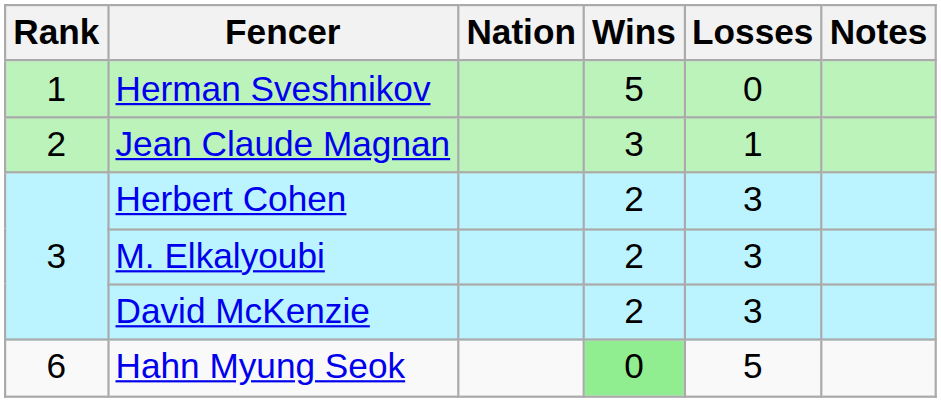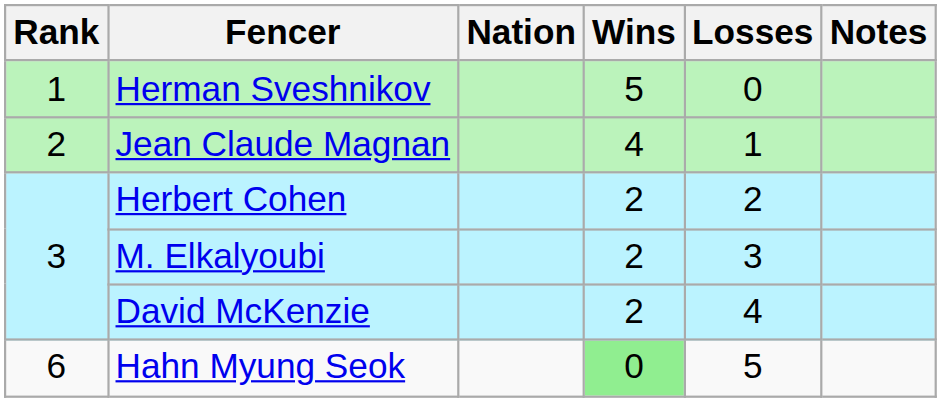(634, 144) 3 -> (634, 144) 4
(753, 199) 3 -> (753, 199) 2
(753, 311) 3 -> (753, 311) 4
